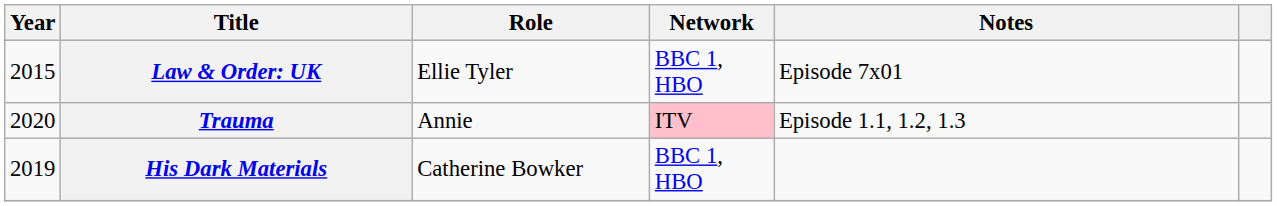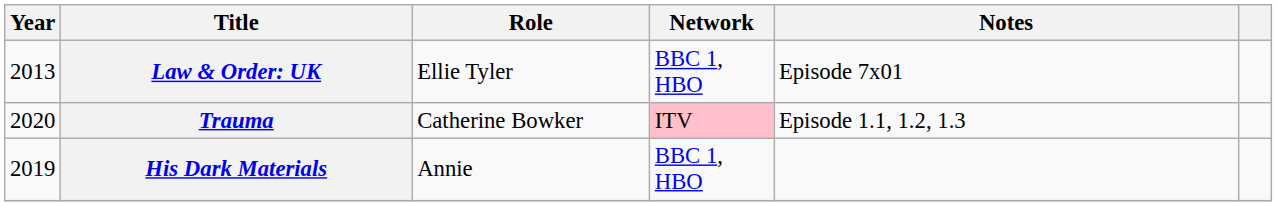(33, 71) 2015 -> (33, 71) 2013
(445, 120) Annie -> (500, 120) Catherine Bowker
(500, 168) Catherine Bowker -> (445, 168) Annie
